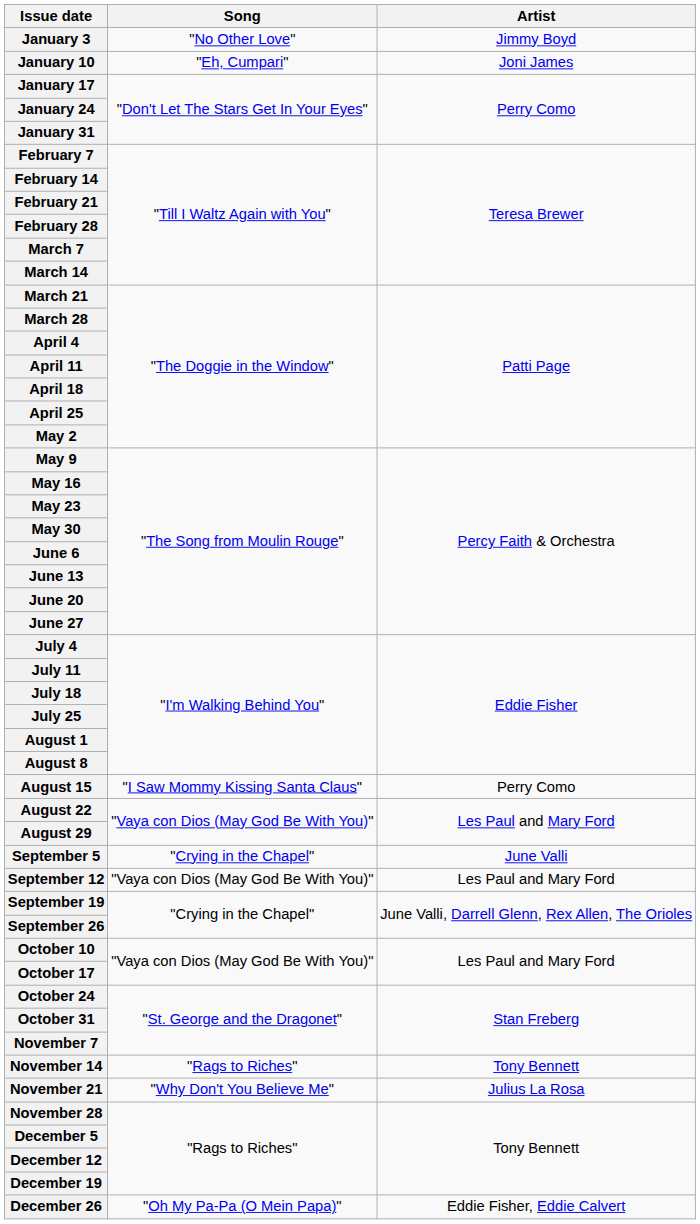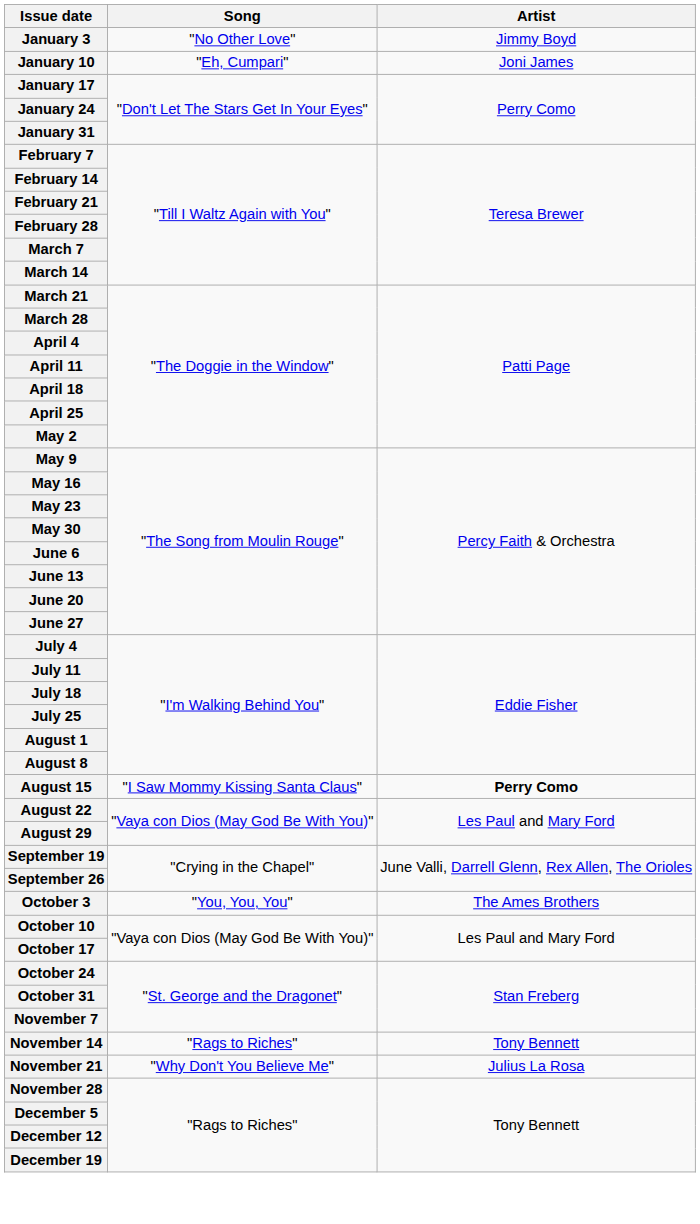(536, 786) normal -> (536, 786) bold
- row: (56, 856)
- row: (56, 879)
+ row: (56, 903)
- row: (56, 1206)
